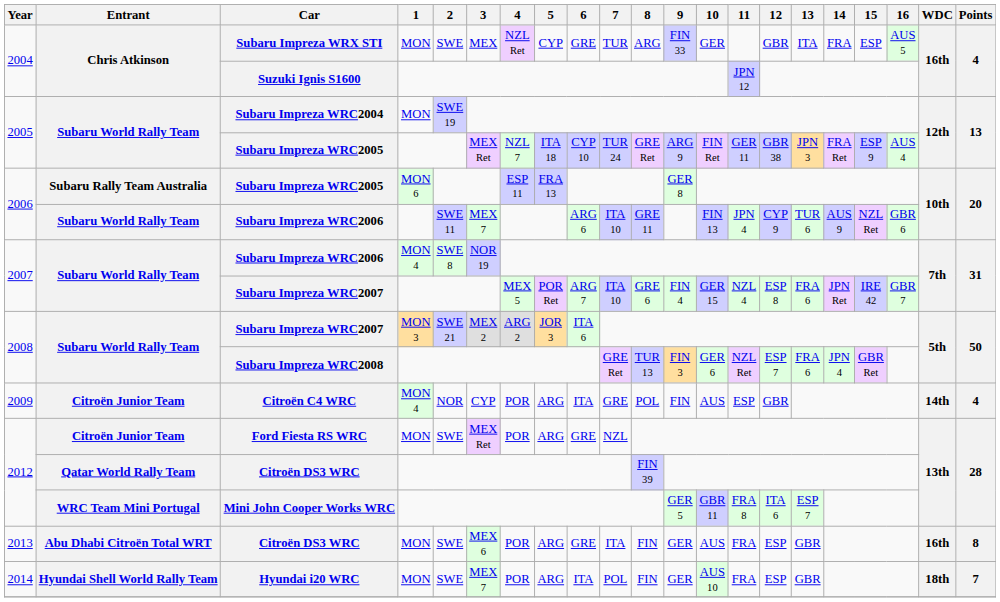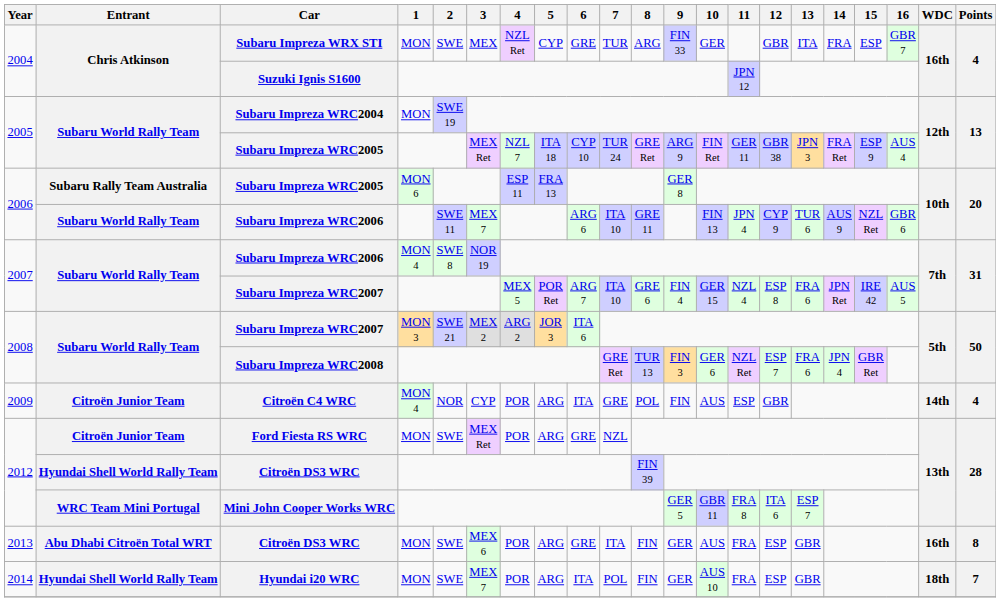(903, 42) AUS 5 -> (903, 42) GBR 7
(903, 292) GBR 7 -> (903, 292) AUS 5
(128, 471) Qatar World Rally Team -> (128, 471) Hyundai Shell World Rally Team
